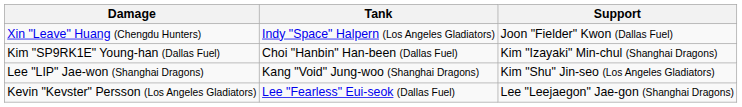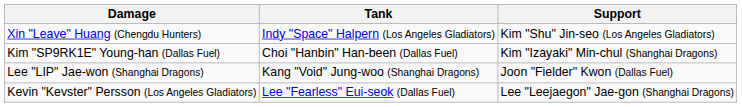(587, 33) Joon "Fielder" Kwon (Dallas Fuel) -> (608, 33) Kim "Shu" Jin-seo (Los Angeles Gladiators)
(608, 72) Kim "Shu" Jin-seo (Los Angeles Gladiators) -> (587, 72) Joon "Fielder" Kwon (Dallas Fuel)
